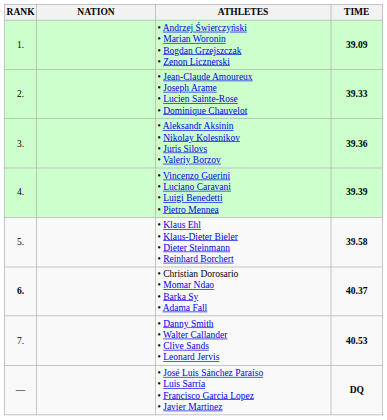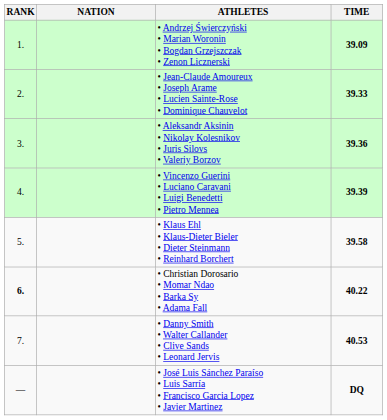(357, 291) 40.37 -> (357, 291) 40.22
